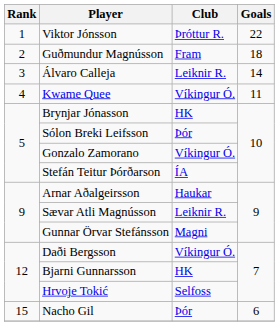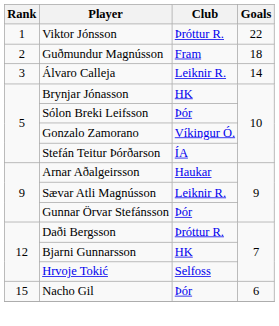- row: (76, 93)
(191, 232) Magni -> (183, 212) Þór
(205, 251) Víkingur Ó. -> (199, 232) Þróttur R.
